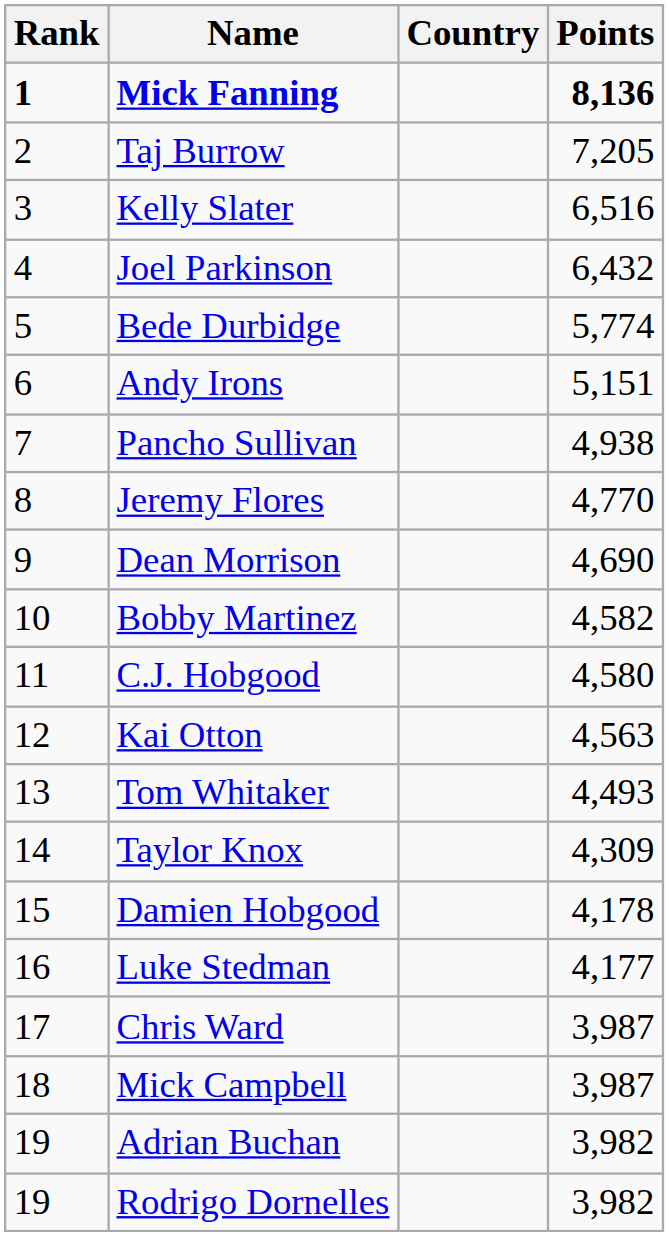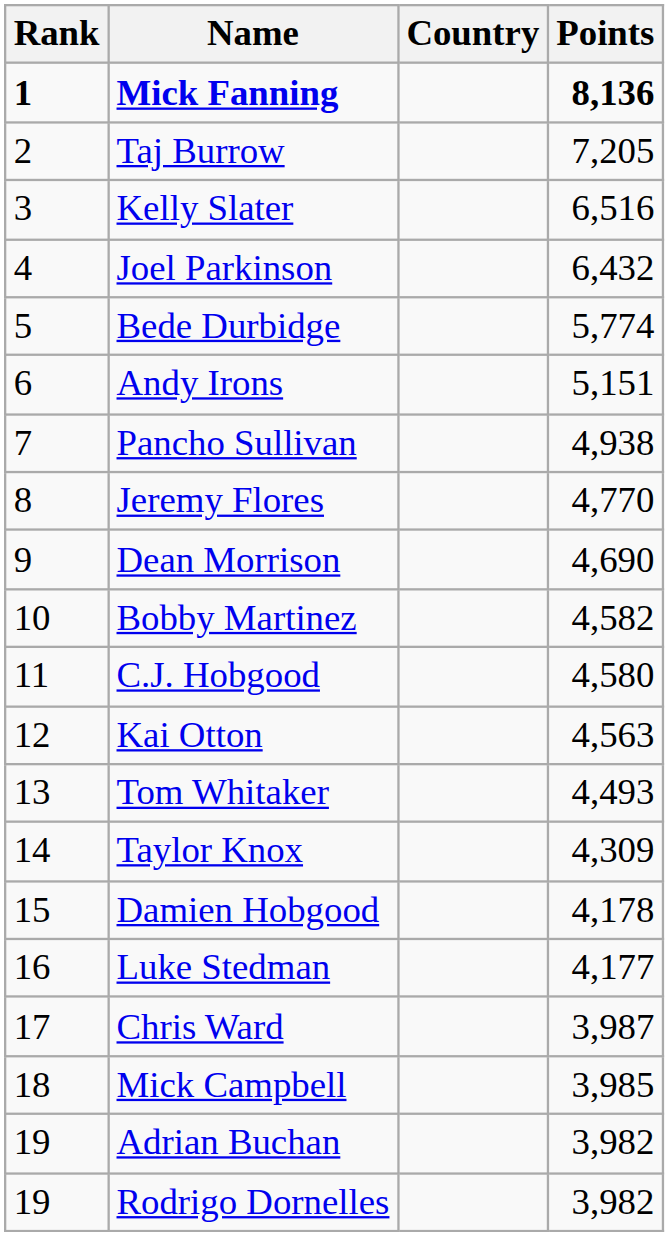(613, 1084) 3,987 -> (613, 1084) 3,985
